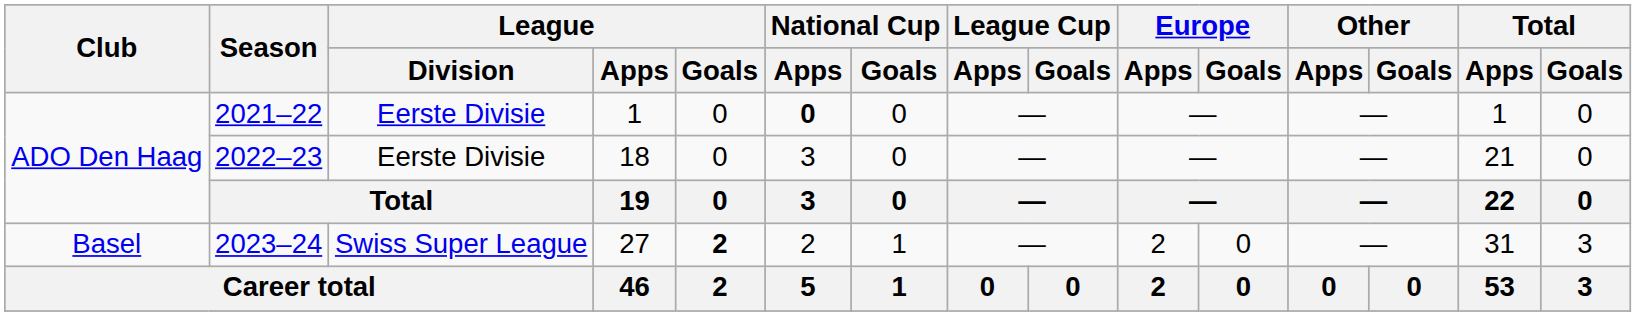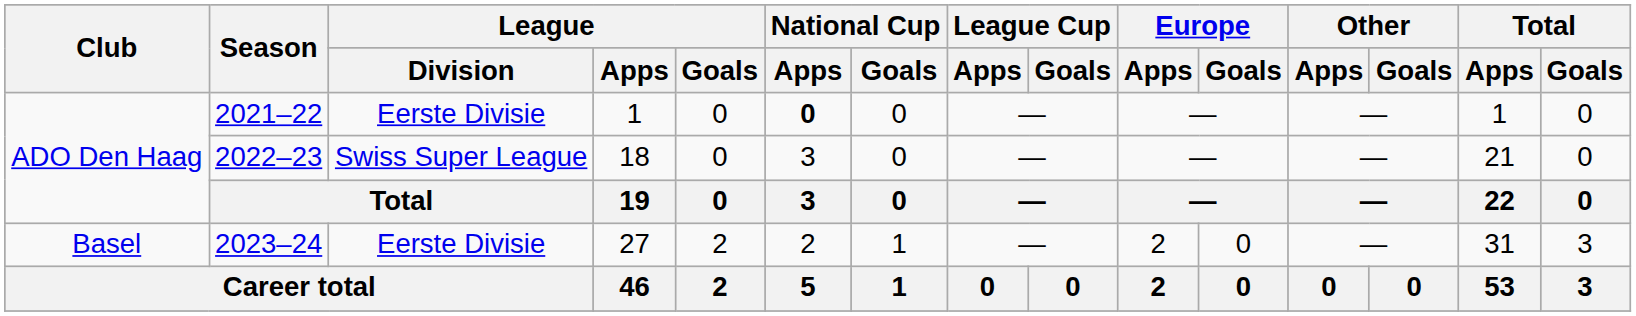(461, 157) Eerste Divisie -> (461, 157) Swiss Super League
(461, 244) Swiss Super League -> (461, 244) Eerste Divisie
(720, 244) bold -> (720, 244) normal
